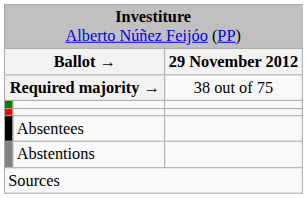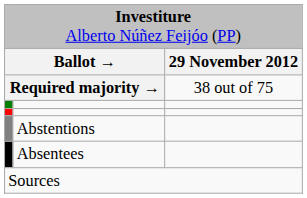rows swapped: (9, 154) <-> (9, 129)
